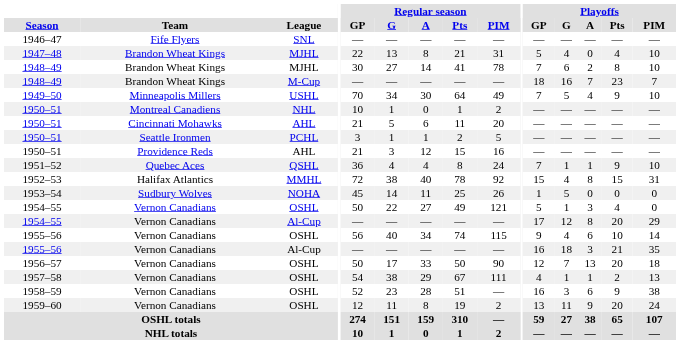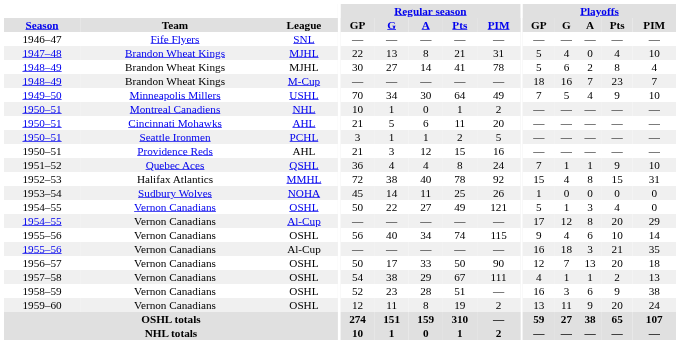(539, 67) 7 -> (539, 67) 5
(654, 67) 10 -> (654, 67) 4
(566, 193) 5 -> (566, 193) 0
